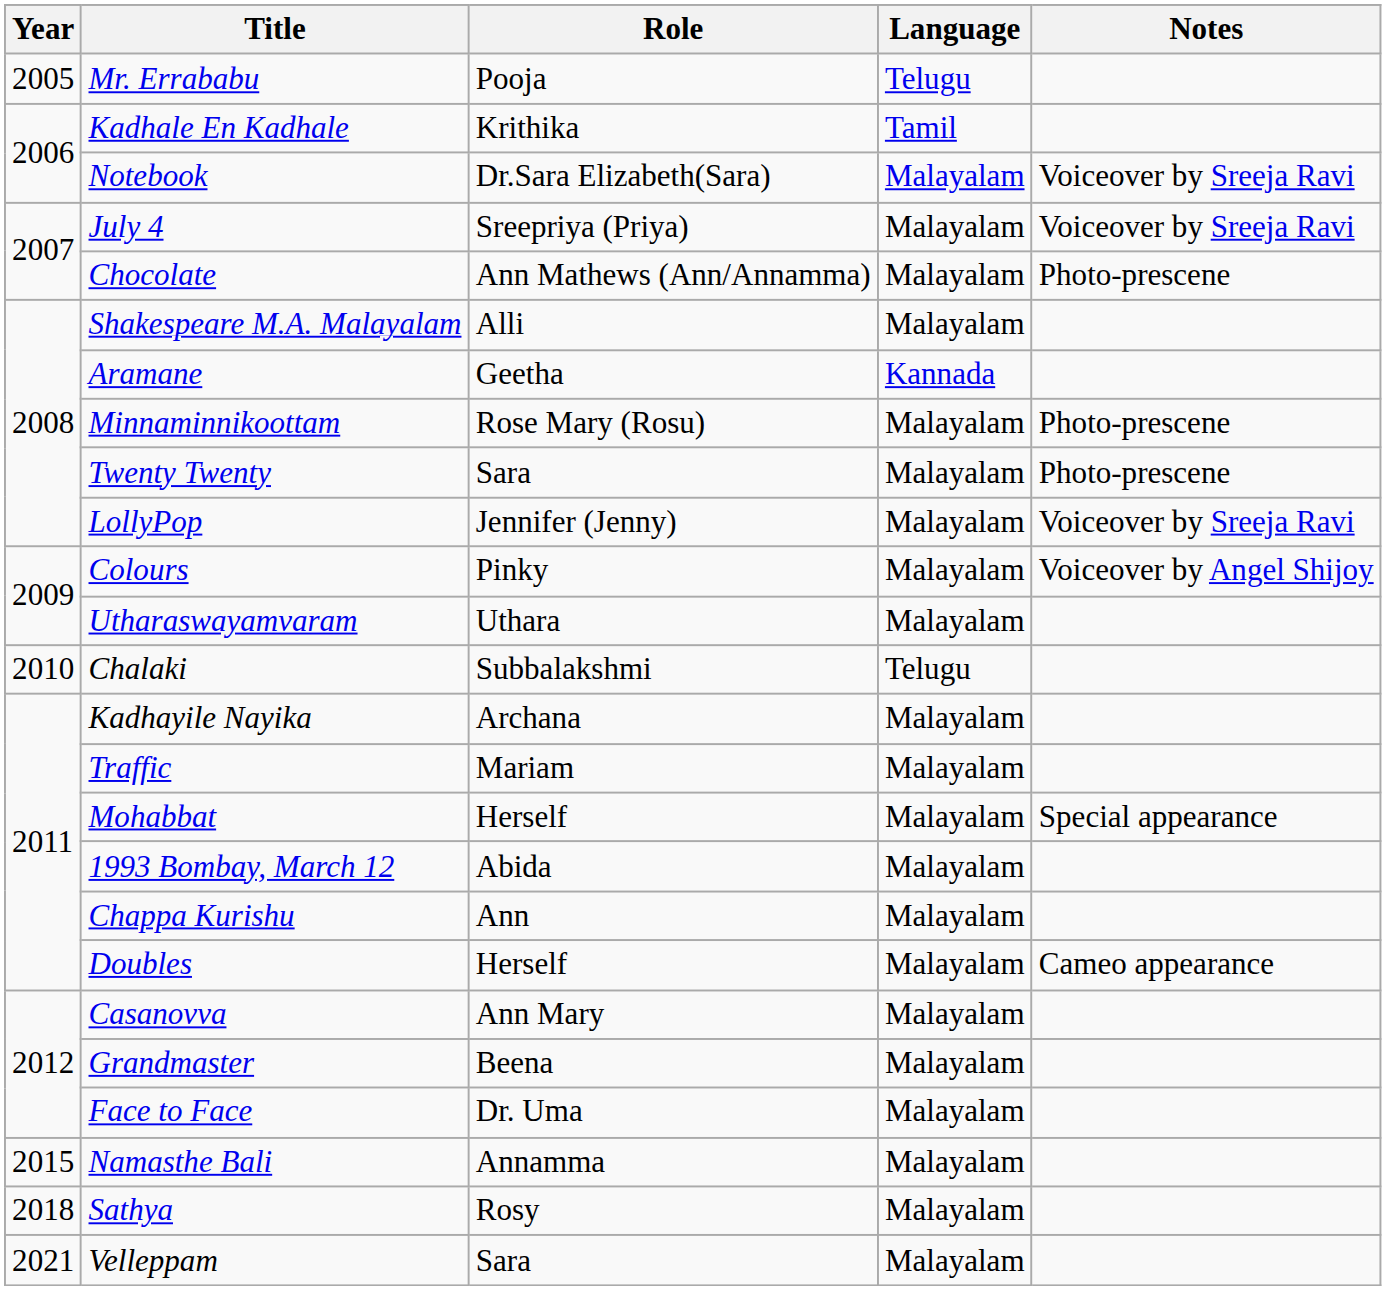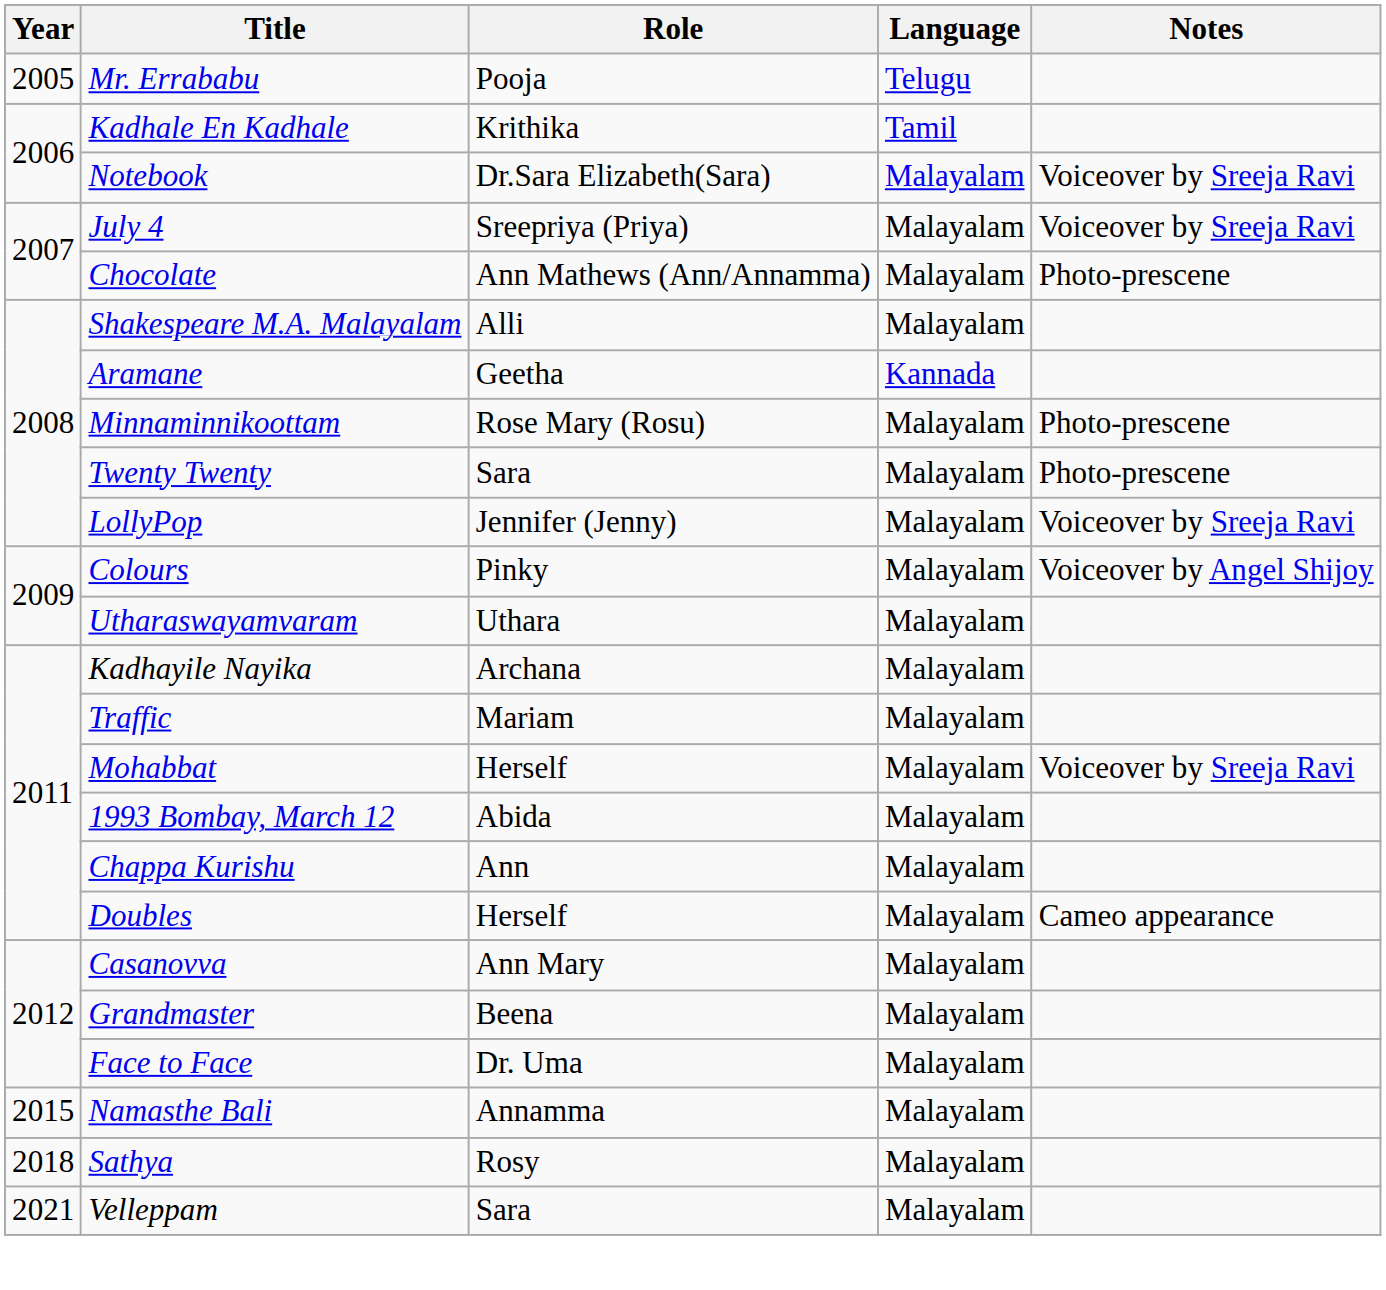- row: (138, 669)
(1158, 816) Special appearance -> (1197, 767) Voiceover by Sreeja Ravi
